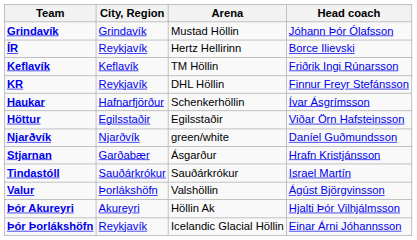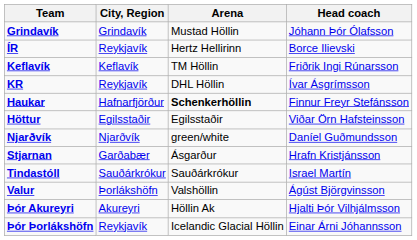(349, 84) Finnur Freyr Stefánsson -> (329, 84) Ívar Ásgrímsson
(208, 102) normal -> (211, 102) bold
(329, 102) Ívar Ásgrímsson -> (349, 102) Finnur Freyr Stefánsson
